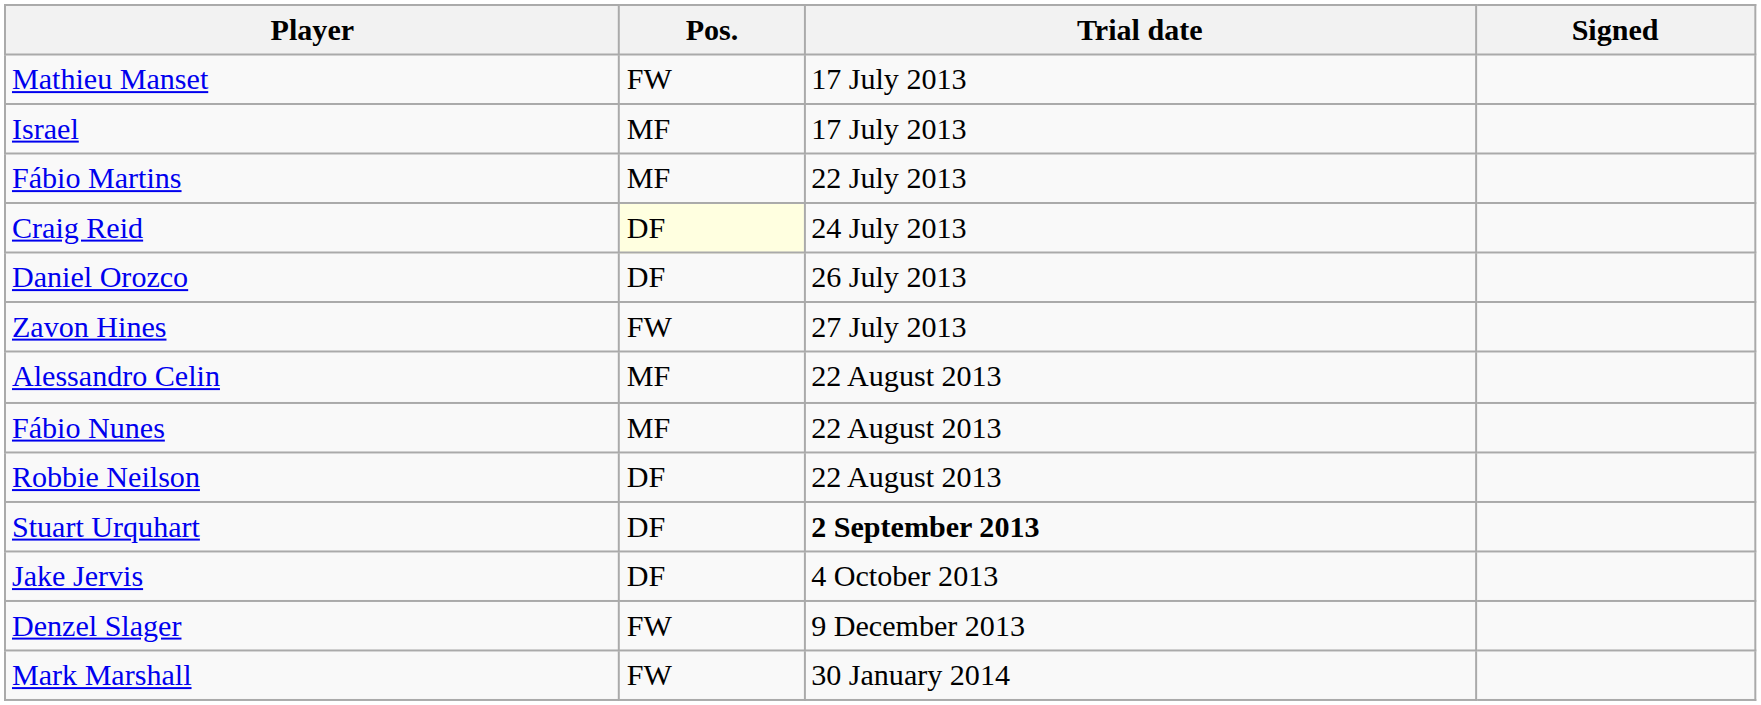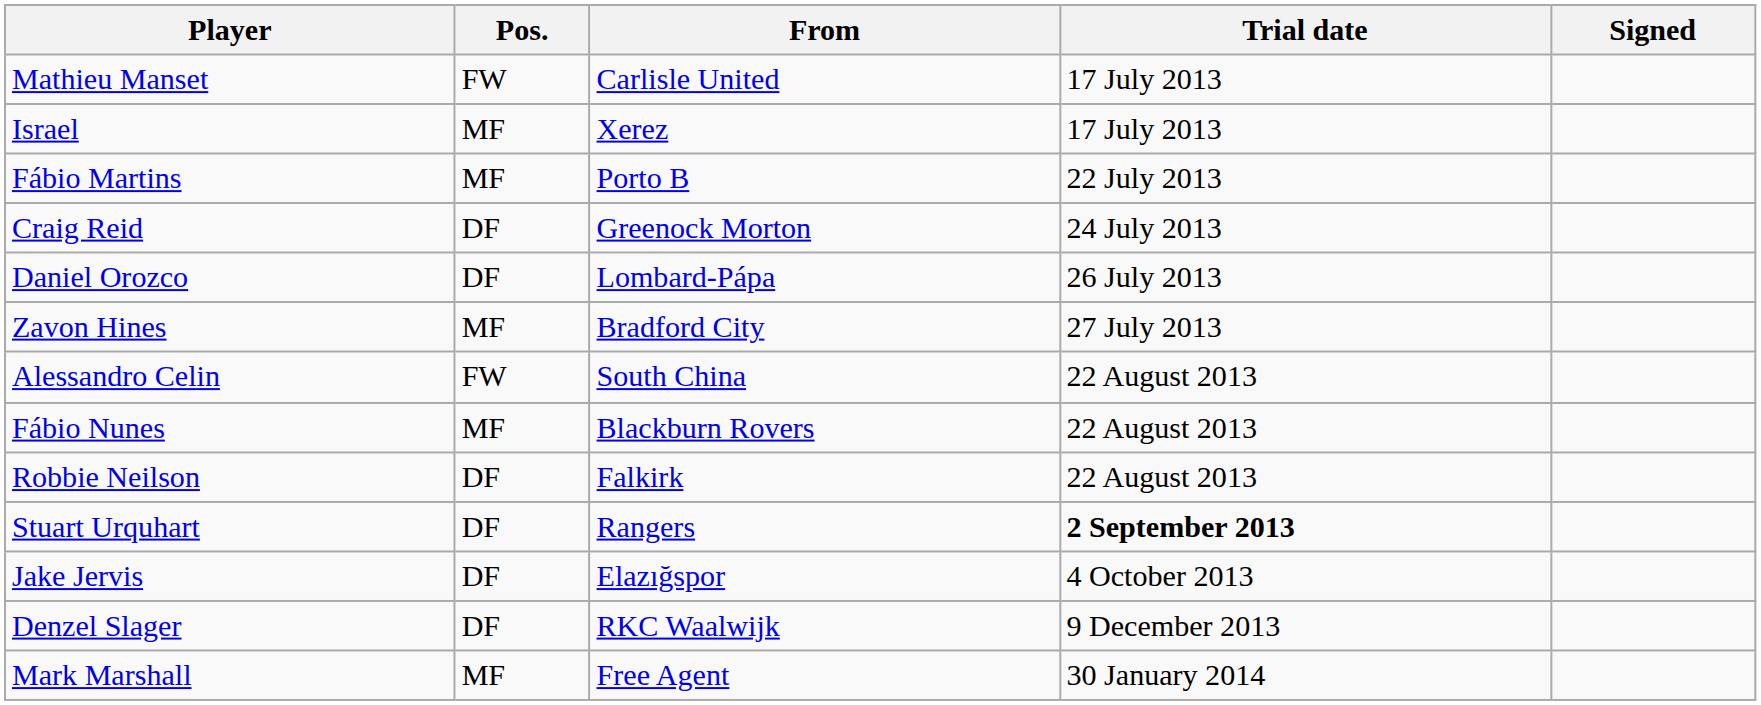+ column: (825, 29)
(646, 227) lightyellow background -> (481, 227) no background
(649, 327) FW -> (483, 327) MF
(648, 376) MF -> (484, 376) FW
(649, 624) FW -> (481, 624) DF
(649, 674) FW -> (483, 674) MF
